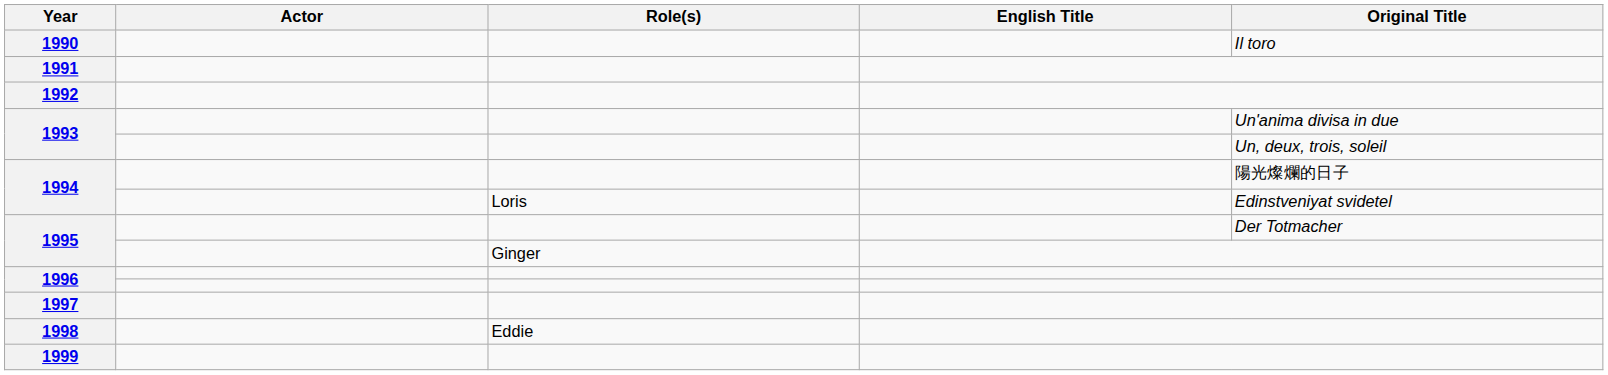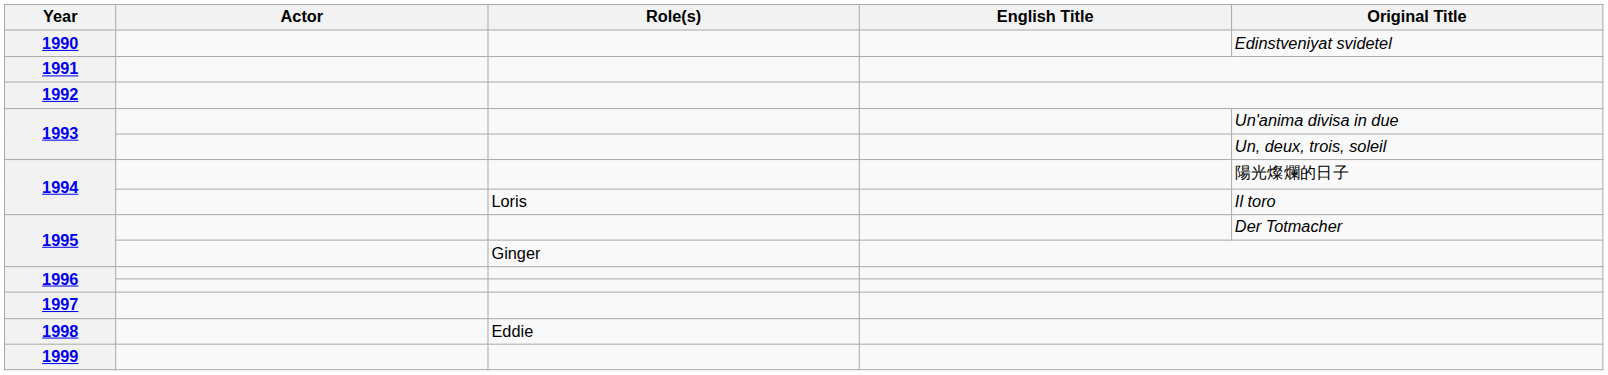(1255, 43) Il toro -> (1313, 43) Edinstveniyat svidetel
(1313, 201) Edinstveniyat svidetel -> (1255, 201) Il toro
